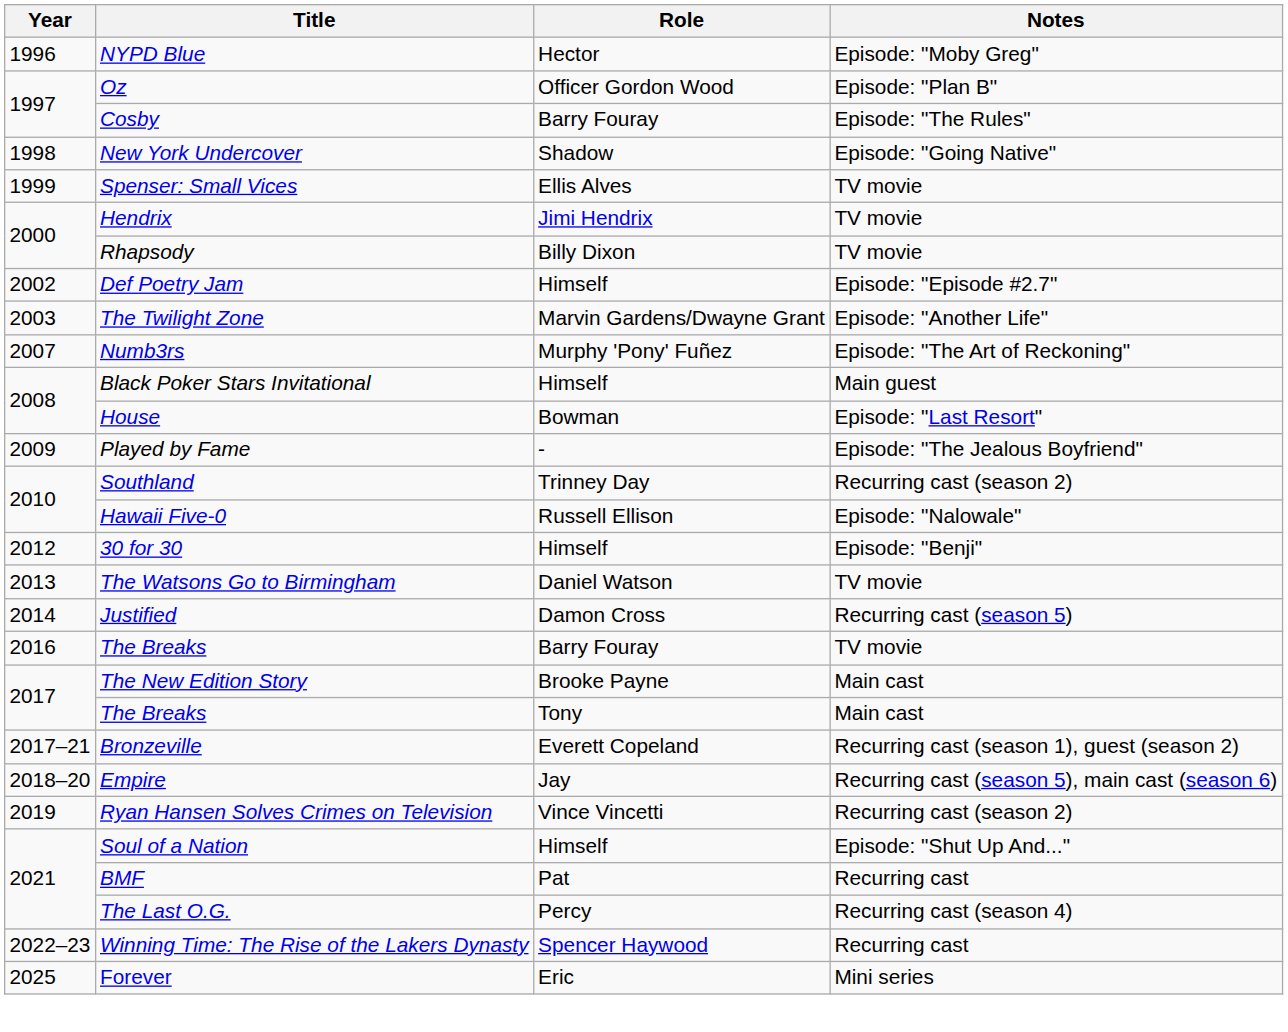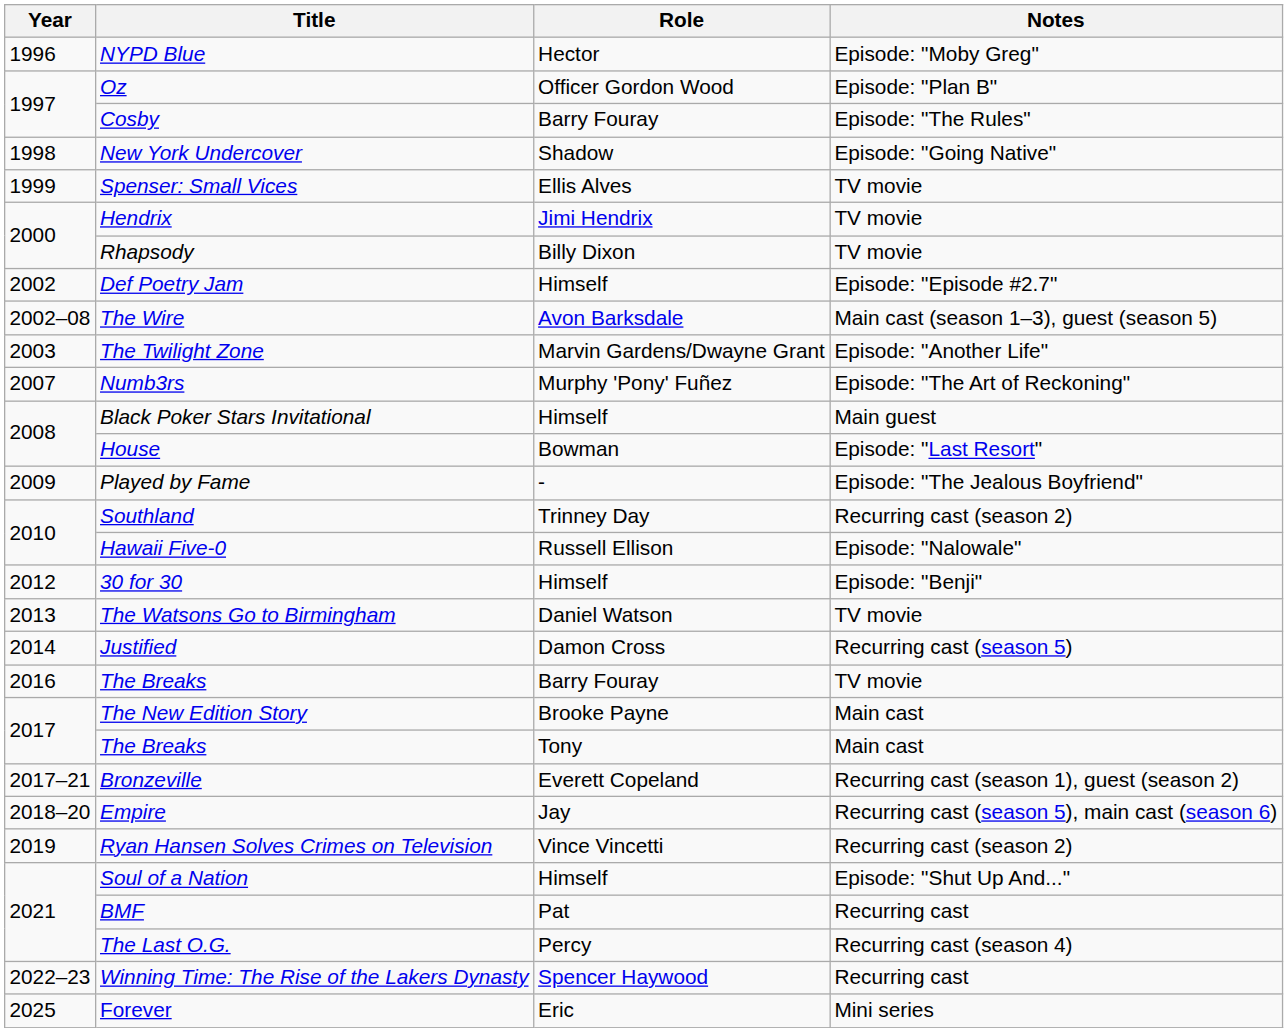+ row: (50, 317)
